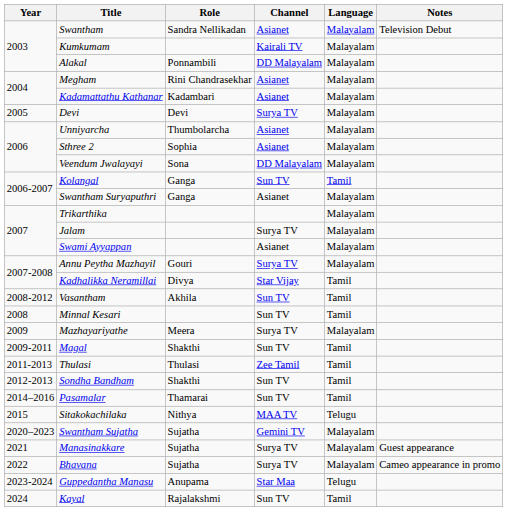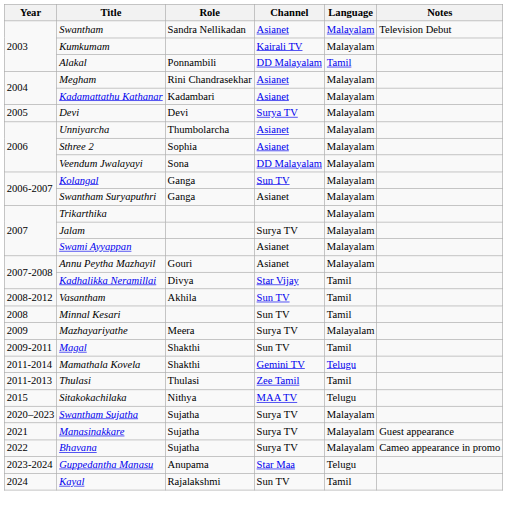(351, 63) Malayalam -> (339, 63) Tamil
(339, 180) Tamil -> (351, 180) Malayalam
(277, 264) Surya TV -> (273, 264) Asianet
+ row: (100, 364)
- row: (97, 381)
- row: (82, 398)
(281, 431) Gemini TV -> (277, 414) Surya TV
